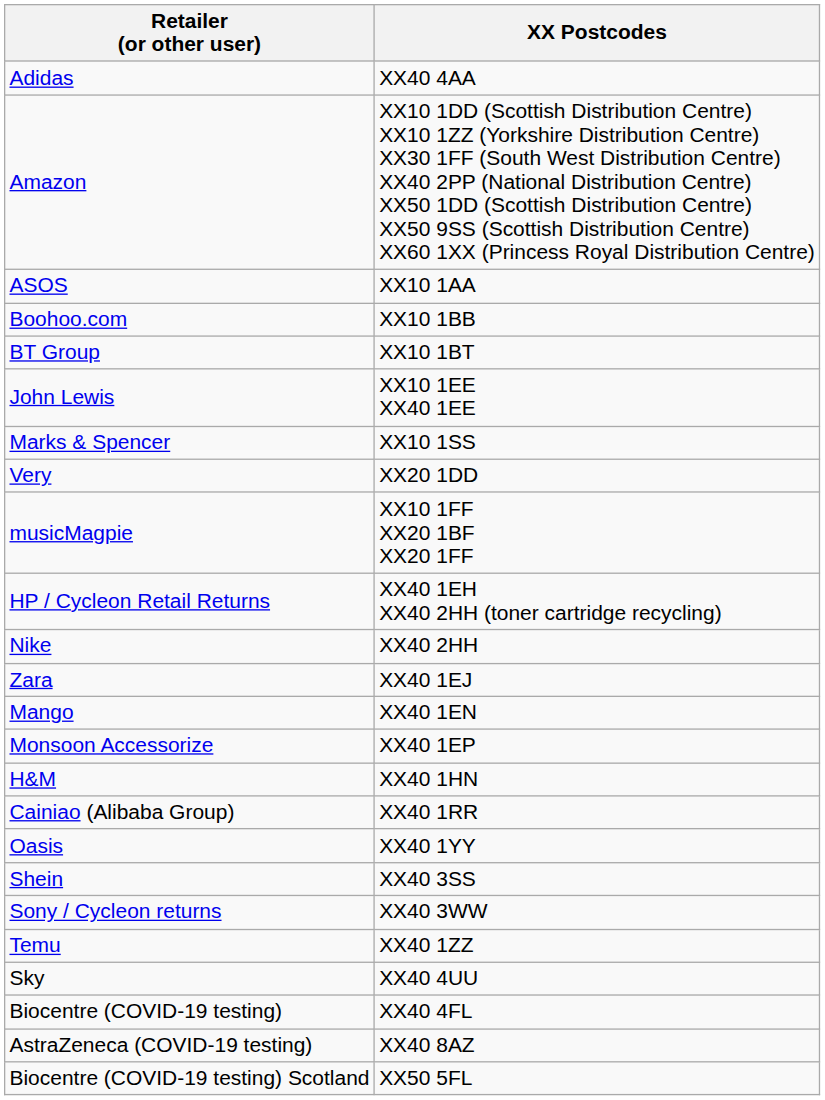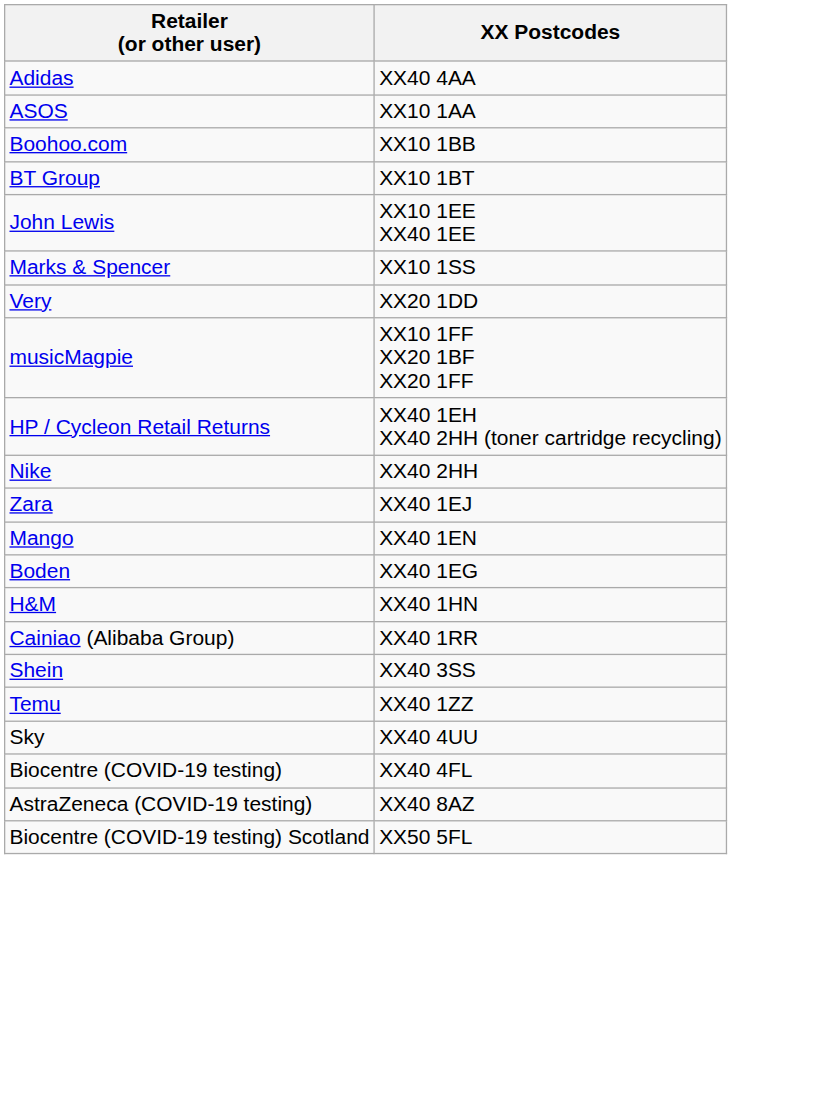- row: (48, 181)
- row: (111, 745)
+ row: (40, 571)
- row: (36, 845)
- row: (116, 912)
